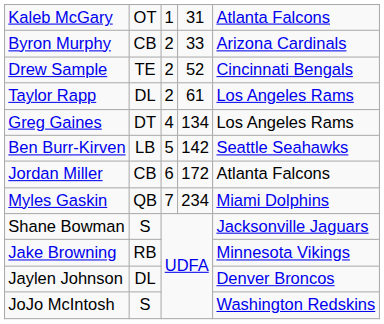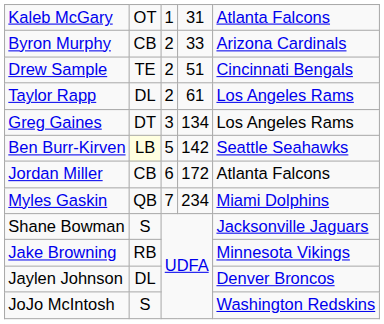(195, 69) 52 -> (195, 69) 51
(169, 122) 4 -> (169, 122) 3
(145, 148) no background -> (145, 148) lightyellow background
